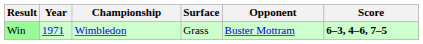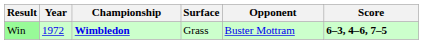(53, 30) 1971 -> (53, 30) 1972
(101, 30) normal -> (102, 30) bold
